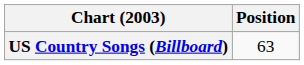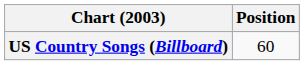(266, 45) 63 -> (266, 45) 60
